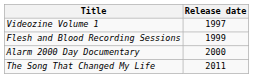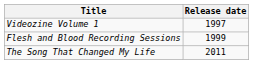- row: (73, 53)
